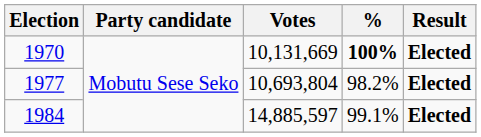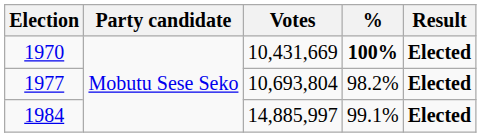(293, 52) 10,131,669 -> (293, 52) 10,431,669
(293, 115) 14,885,597 -> (293, 115) 14,885,997
